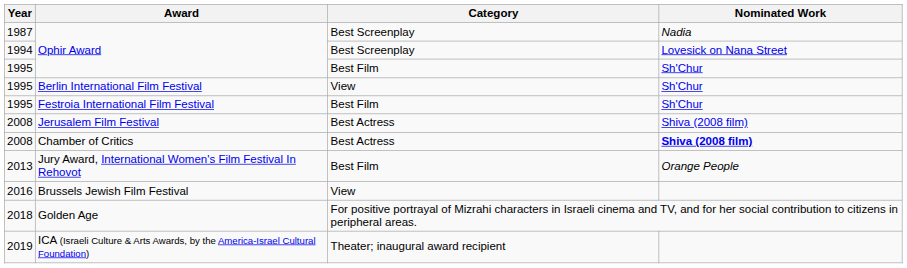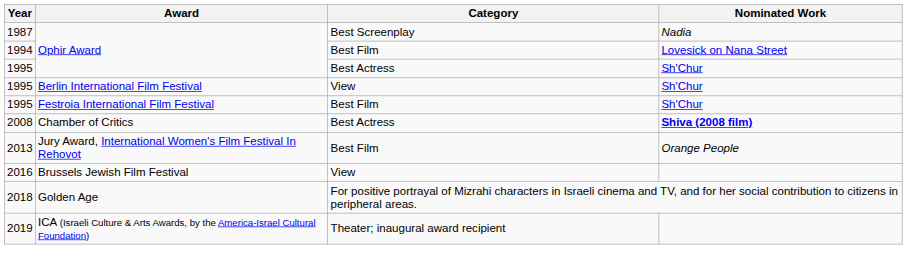(373, 50) Best Screenplay -> (355, 50) Best Film
(355, 68) Best Film -> (363, 68) Best Actress
- row: (20, 123)
